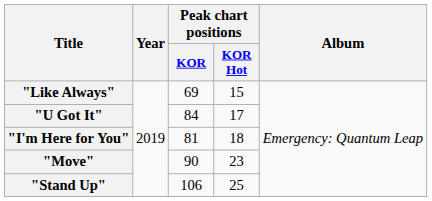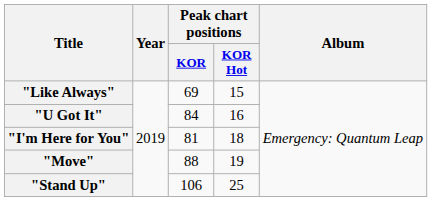(237, 115) 17 -> (237, 115) 16
(191, 161) 90 -> (191, 161) 88
(237, 161) 23 -> (237, 161) 19
